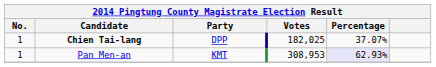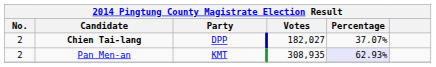(20, 40) 1 -> (20, 40) 2
(306, 40) 182,025 -> (306, 40) 182,027
(20, 55) 1 -> (20, 55) 2
(306, 55) 308,953 -> (306, 55) 308,935
